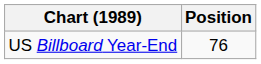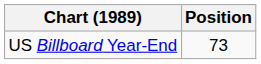(218, 44) 76 -> (218, 44) 73
